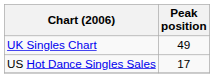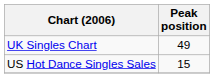(184, 63) 17 -> (184, 63) 15
